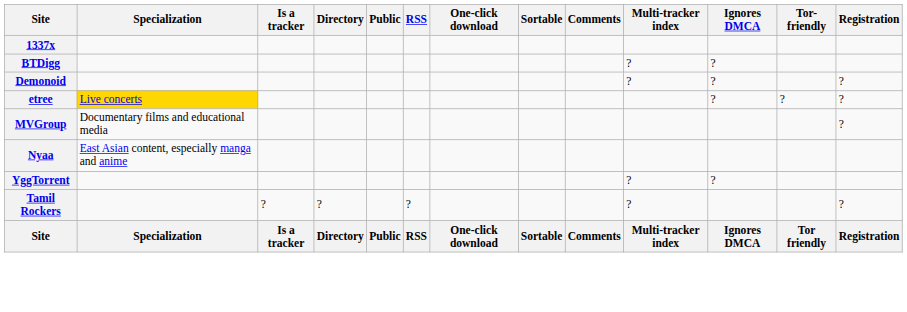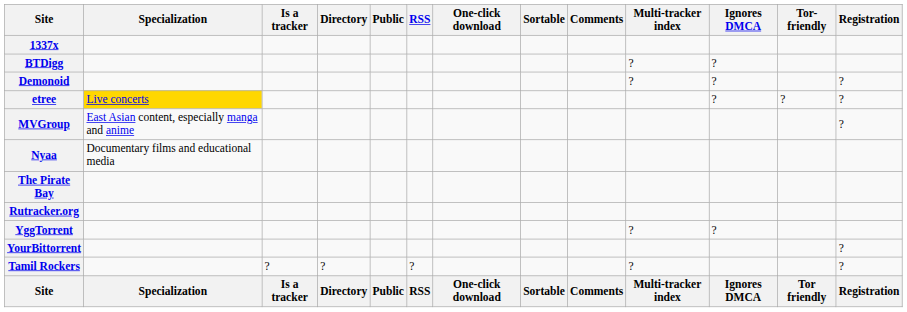(162, 124) Documentary films and educational media -> (172, 124) East Asian content, especially manga and anime
(165, 155) East Asian content, especially manga and anime -> (169, 155) Documentary films and educational media
+ row: (44, 186)
+ row: (44, 211)
+ row: (44, 248)
